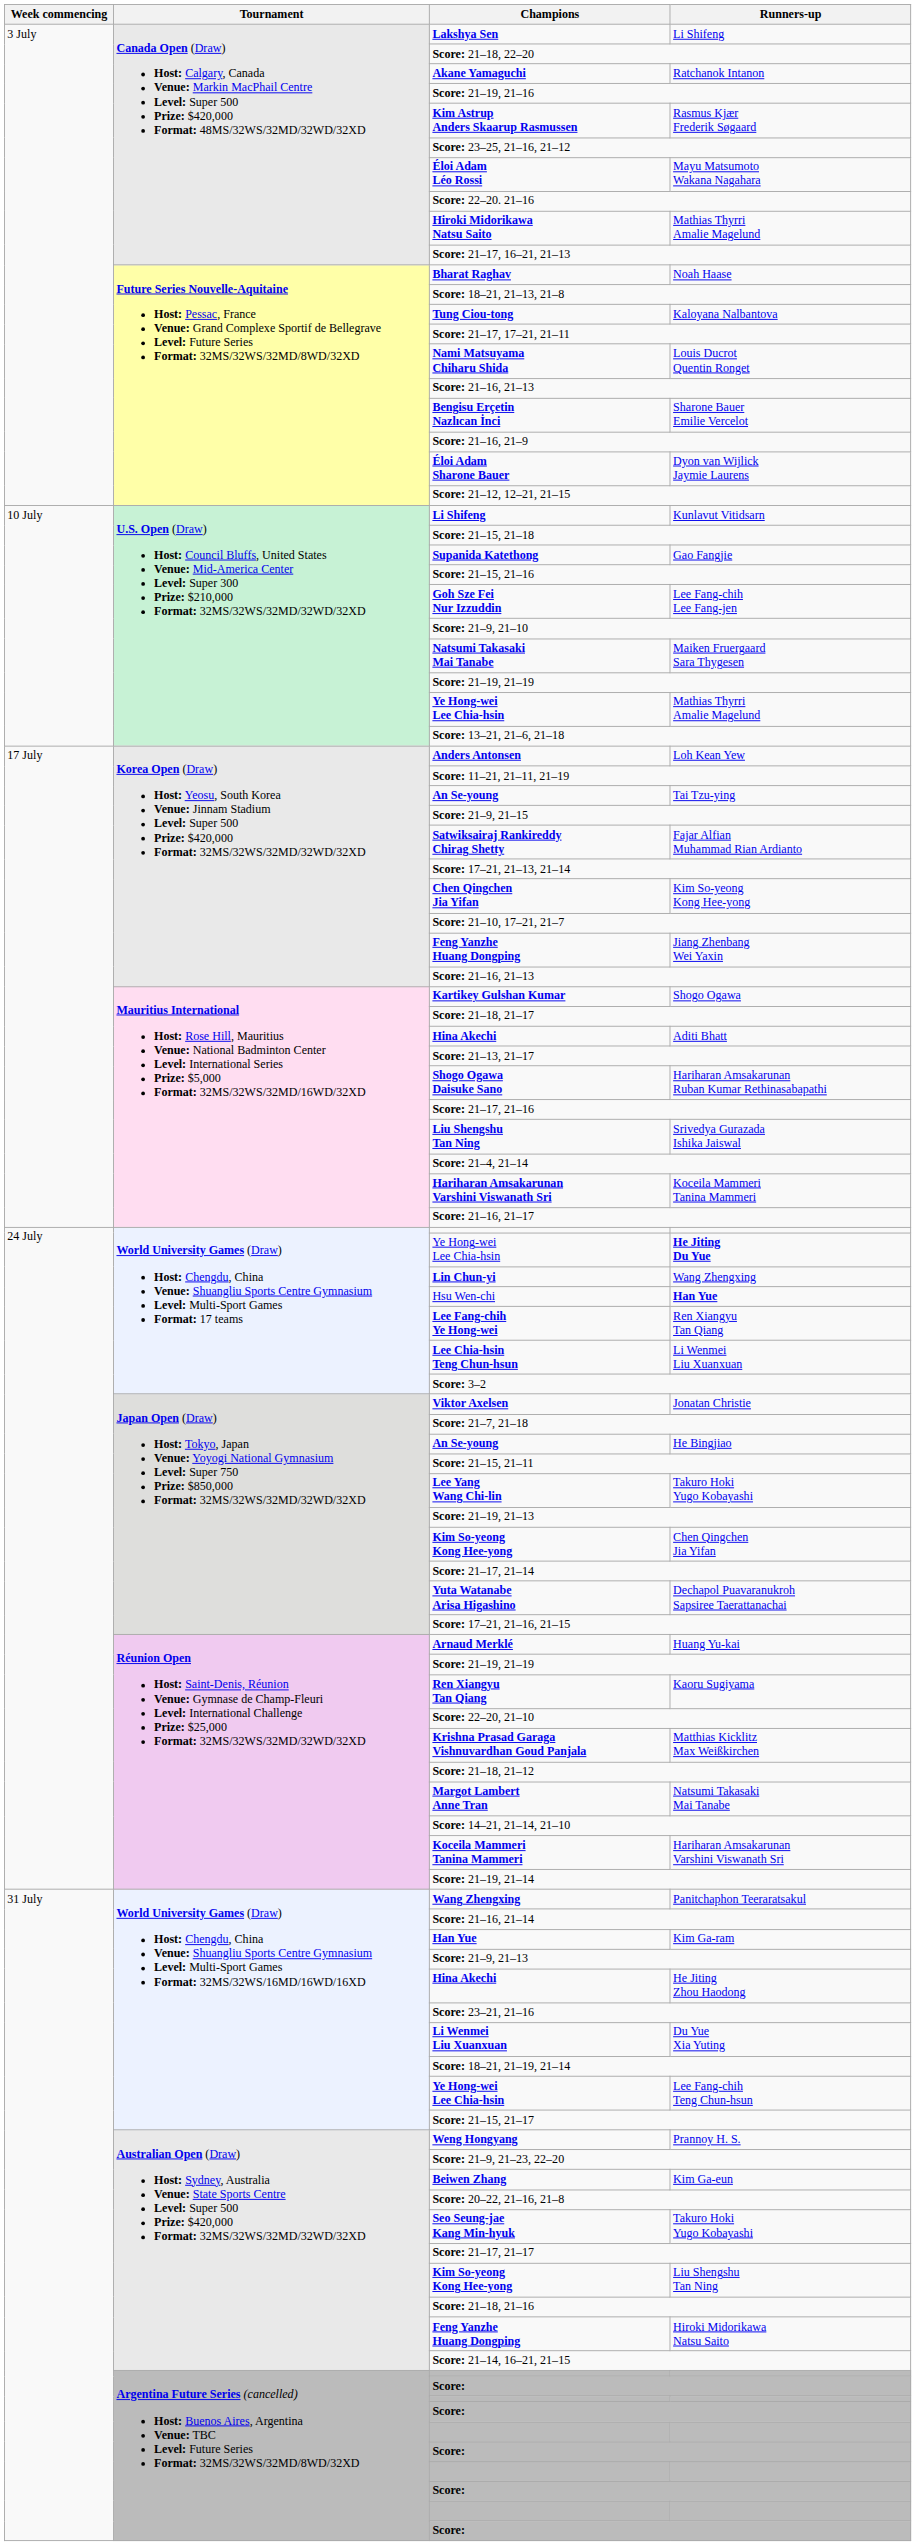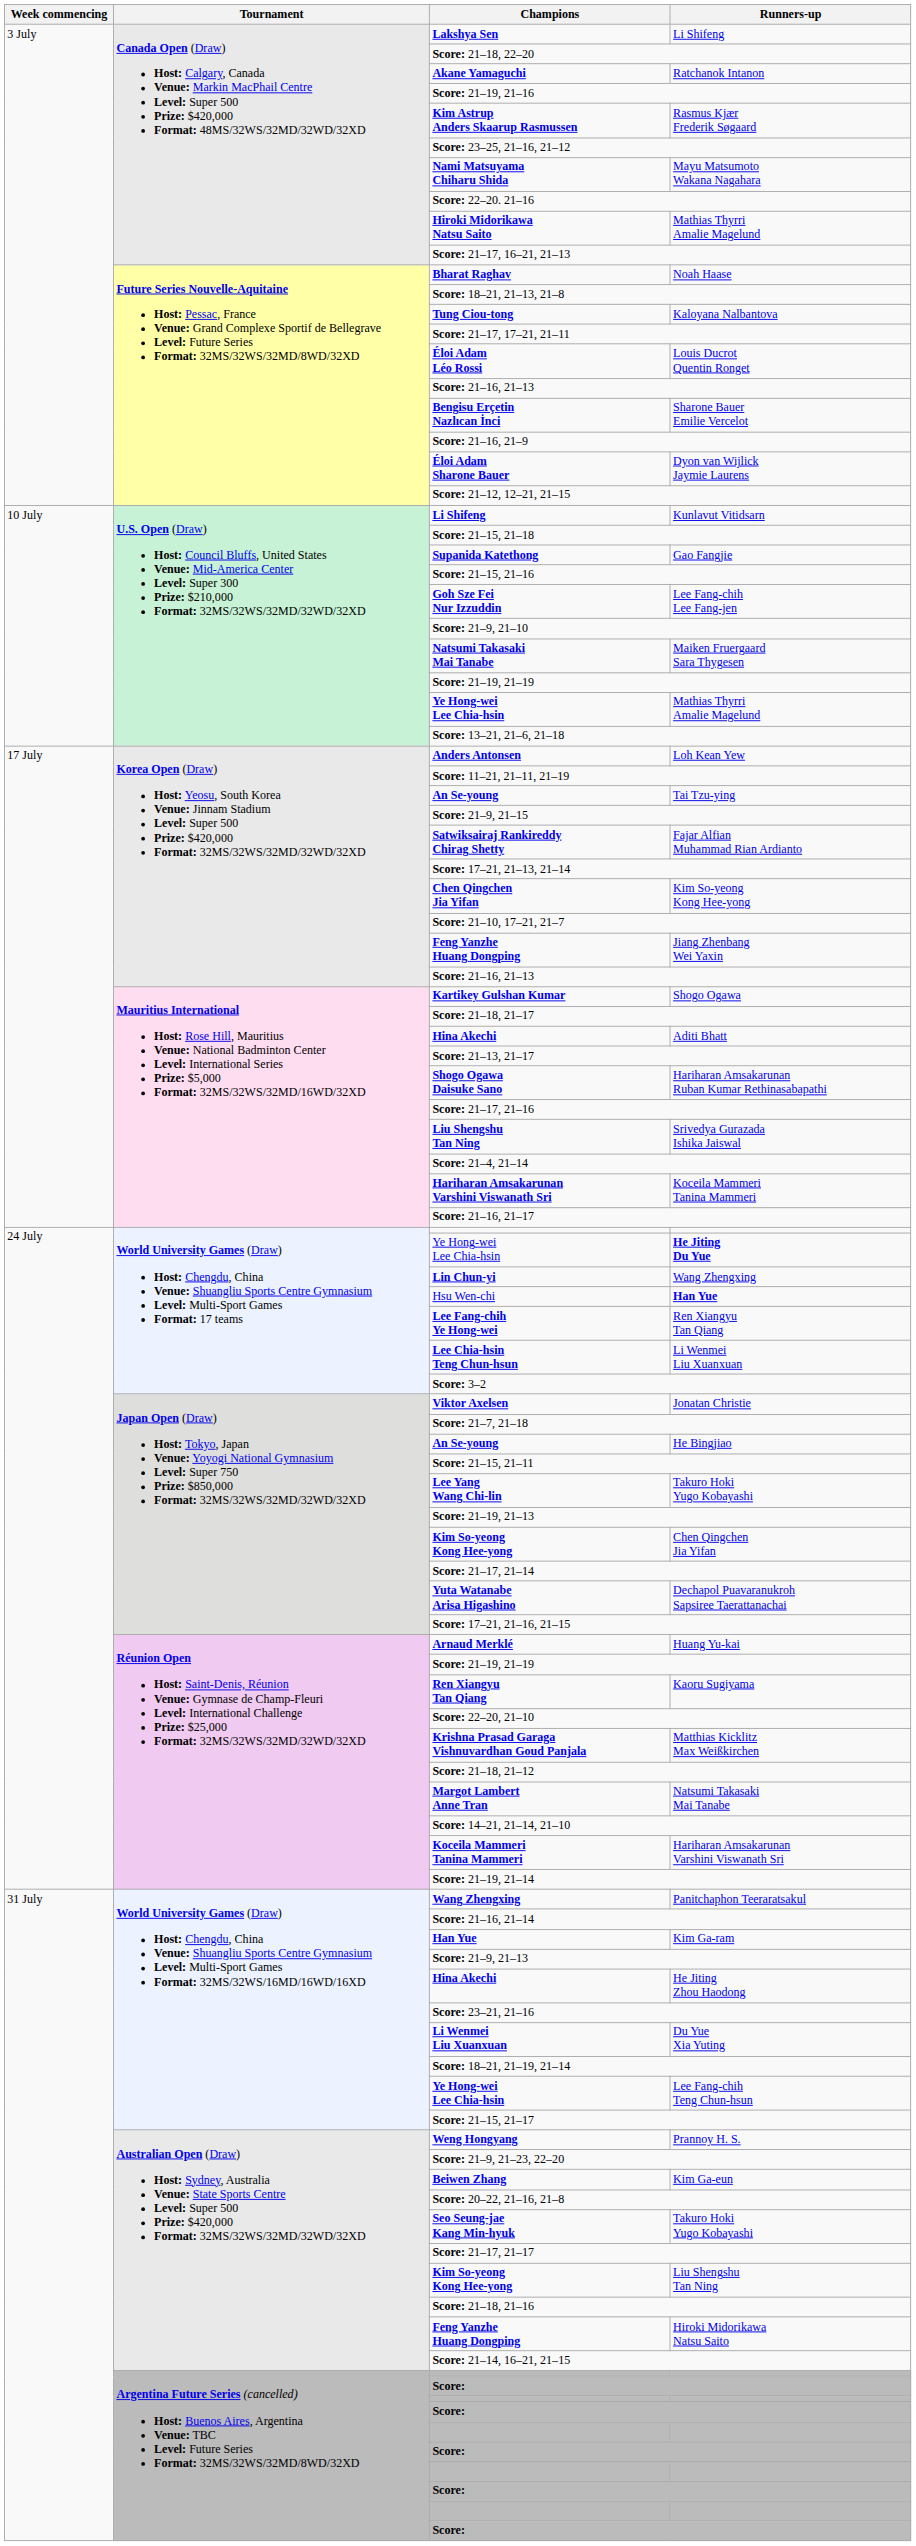(460, 174) Éloi Adam Léo Rossi -> (478, 174) Nami Matsuyama Chiharu Shida
(478, 360) Nami Matsuyama Chiharu Shida -> (460, 360) Éloi Adam Léo Rossi
